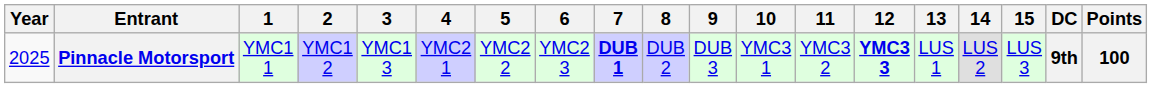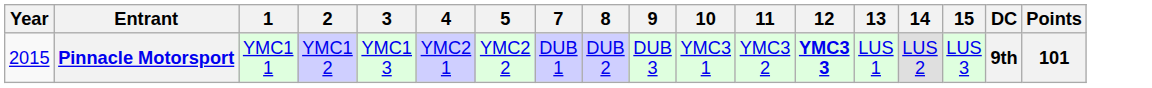- column: (564, 19)
(29, 57) 2025 -> (29, 57) 2015
(618, 57) bold -> (558, 57) normal
(1114, 57) 100 -> (1054, 57) 101
